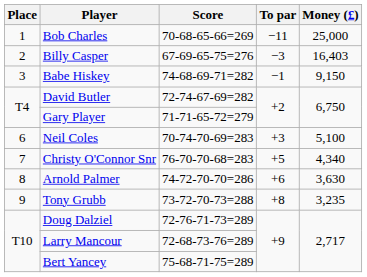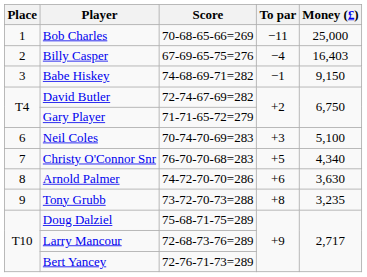(278, 55) −3 -> (278, 55) −4
(208, 220) 72-76-71-73=289 -> (208, 220) 75-68-71-75=289
(208, 261) 75-68-71-75=289 -> (208, 261) 72-76-71-73=289
